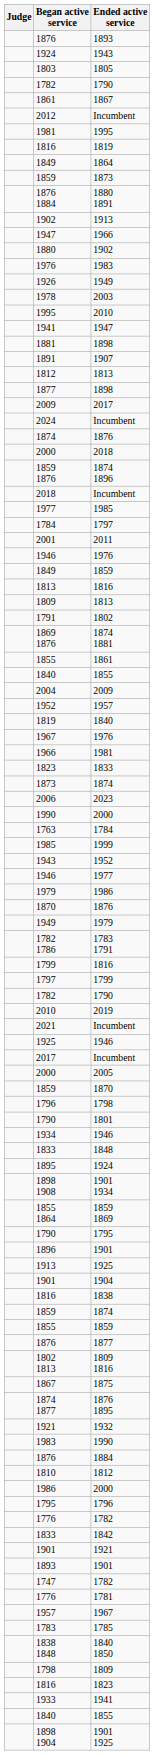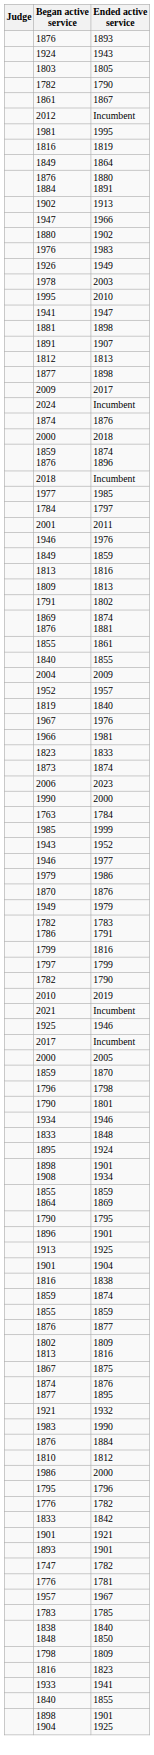- row: (46, 178)
